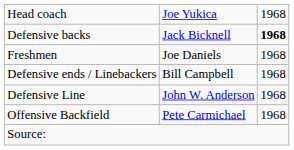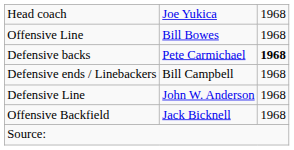+ row: (45, 34)
(197, 34) Jack Bicknell -> (204, 54) Pete Carmichael
- row: (32, 54)
(204, 114) Pete Carmichael -> (197, 114) Jack Bicknell
